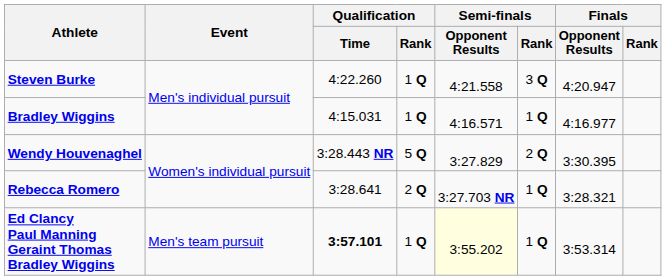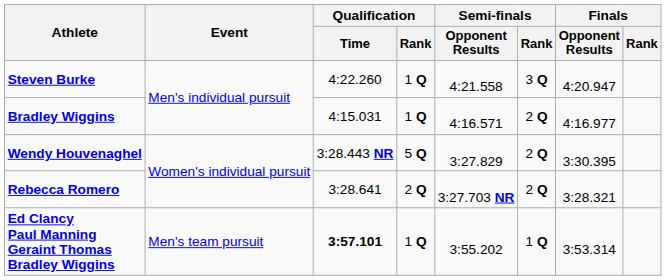(537, 116) 1 Q -> (537, 116) 2 Q
(537, 190) 1 Q -> (537, 190) 2 Q
(476, 250) lightyellow background -> (476, 250) no background
